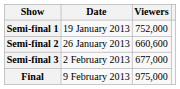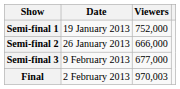(152, 44) 660,600 -> (152, 44) 666,000
(96, 60) 2 February 2013 -> (96, 60) 9 February 2013
(96, 76) 9 February 2013 -> (96, 76) 2 February 2013
(152, 76) 975,000 -> (152, 76) 970,003
